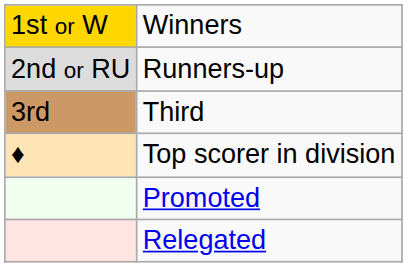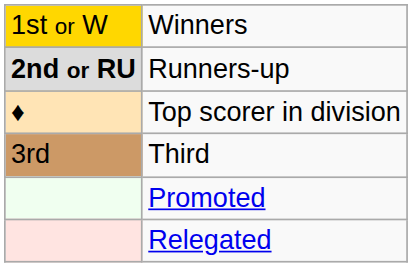(71, 68) normal -> (73, 68) bold
rows swapped: (174, 111) <-> (269, 154)
